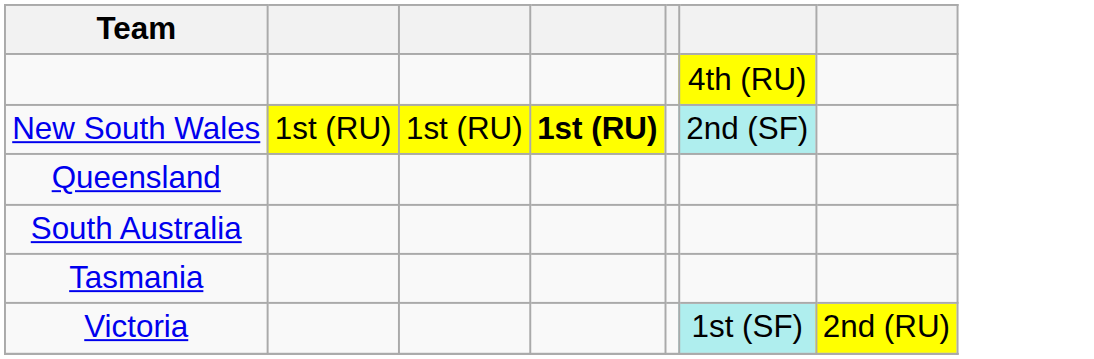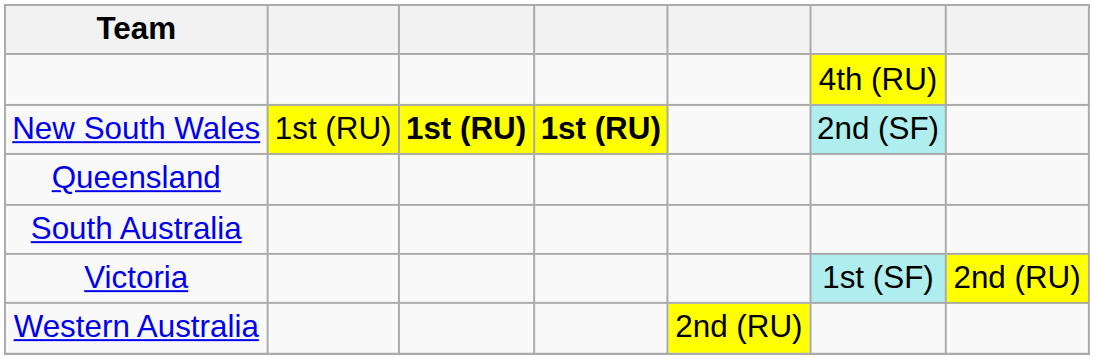(464, 128) normal -> (466, 128) bold
- row: (136, 278)
+ row: (136, 327)
